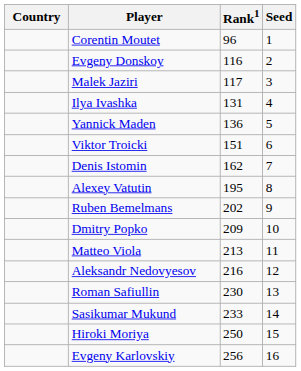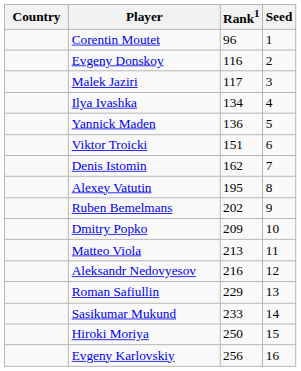(233, 102) 131 -> (233, 102) 134
(233, 292) 230 -> (233, 292) 229
